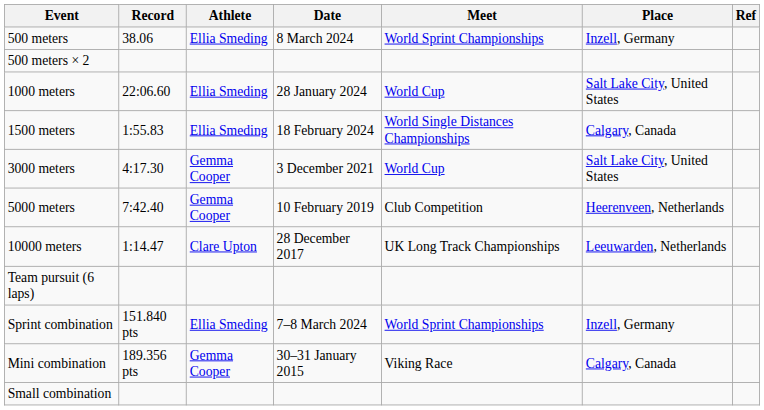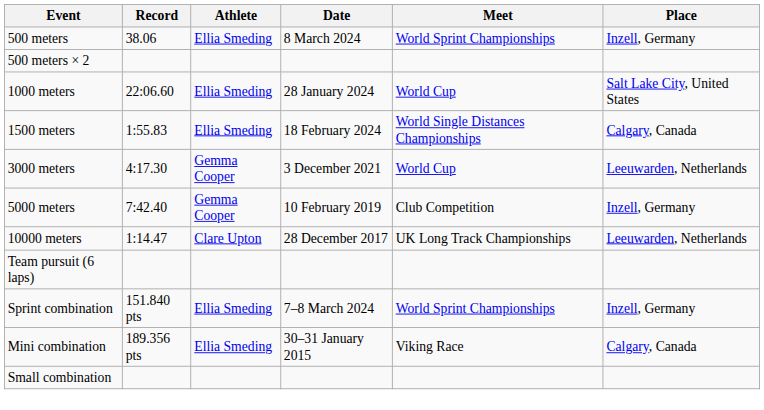- column: (746, 15)
(647, 169) Salt Lake City, United States -> (677, 169) Leeuwarden, Netherlands
(655, 208) Heerenveen, Netherlands -> (651, 208) Inzell, Germany
(211, 363) Gemma Cooper -> (233, 346) Ellia Smeding
